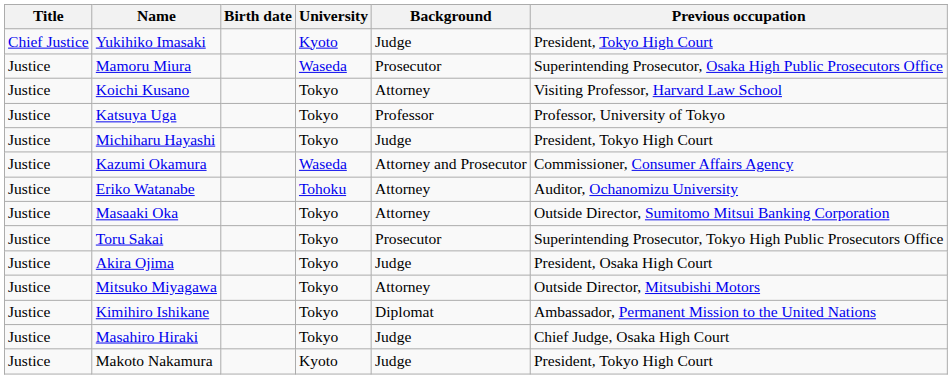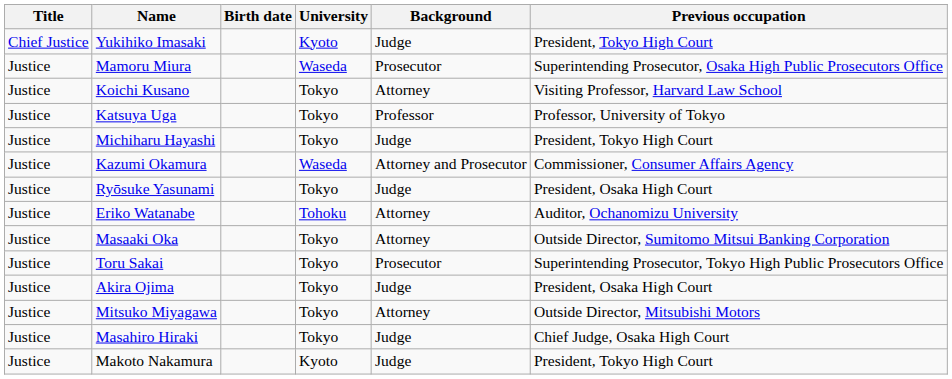+ row: (155, 189)
- row: (153, 312)
